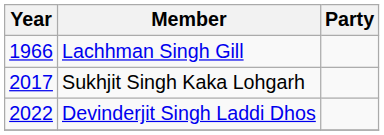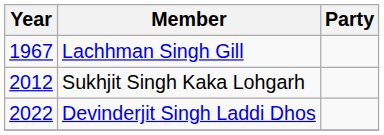(31, 51) 1966 -> (31, 51) 1967
(31, 82) 2017 -> (31, 82) 2012
